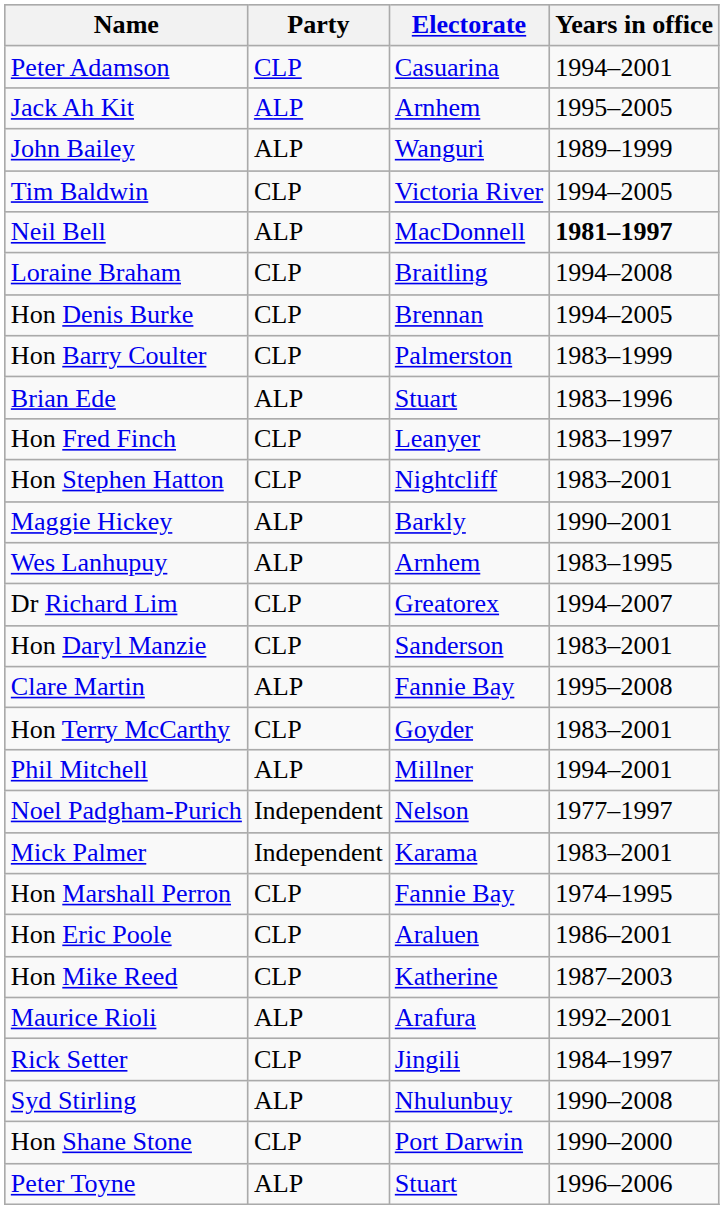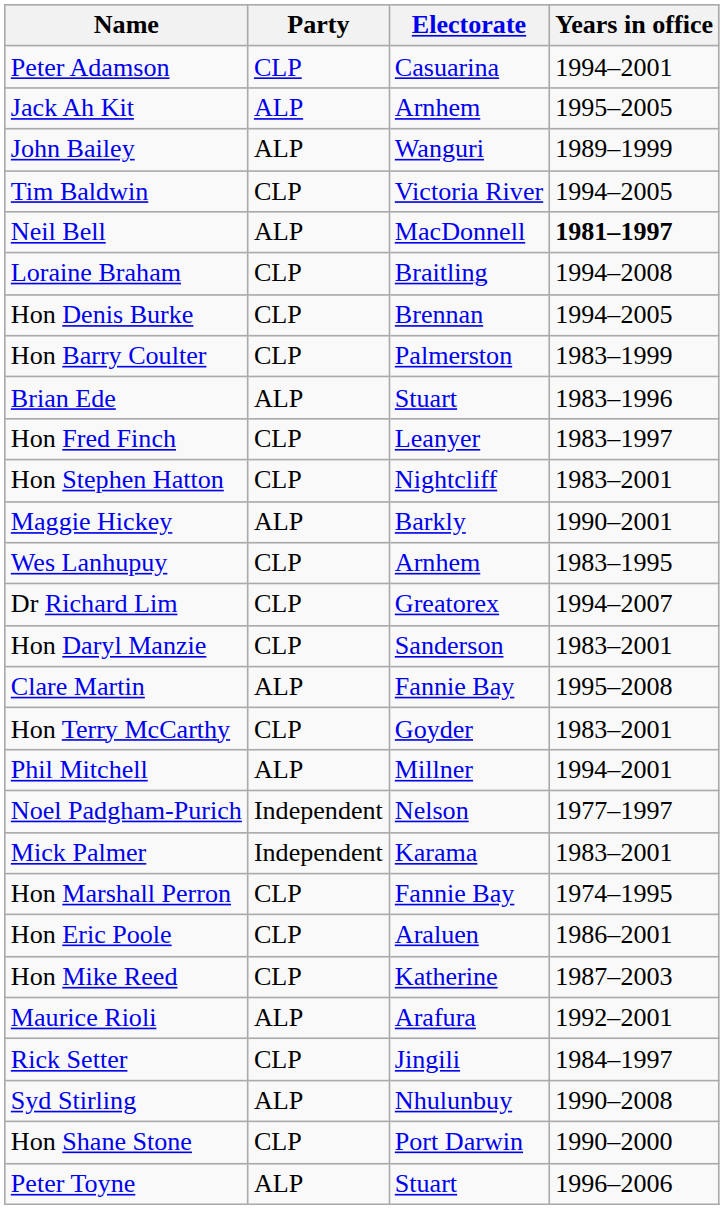(279, 562) ALP -> (278, 562) CLP
